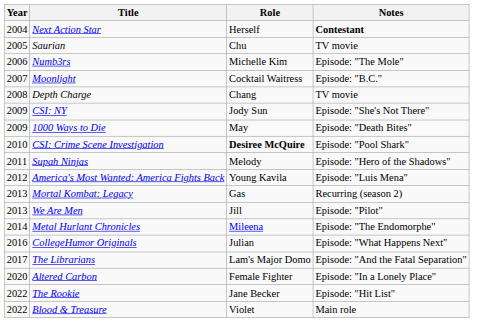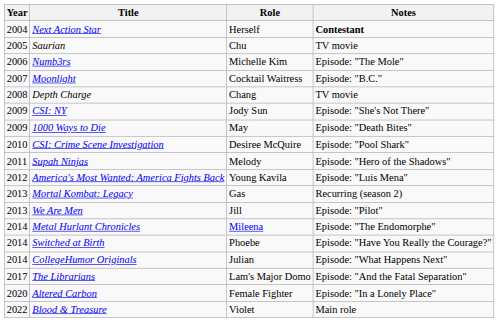(267, 144) bold -> (265, 144) normal
+ row: (68, 243)
(17, 243) 2016 -> (17, 260) 2014
- row: (56, 293)
